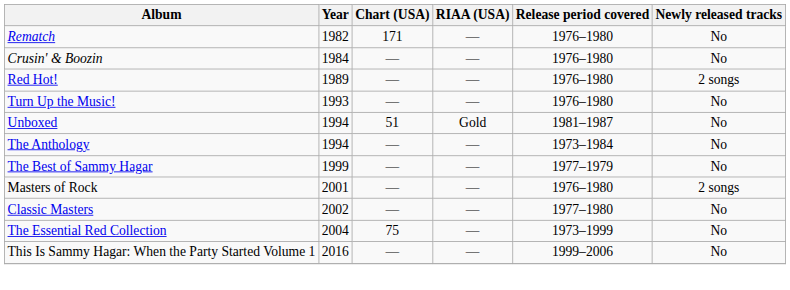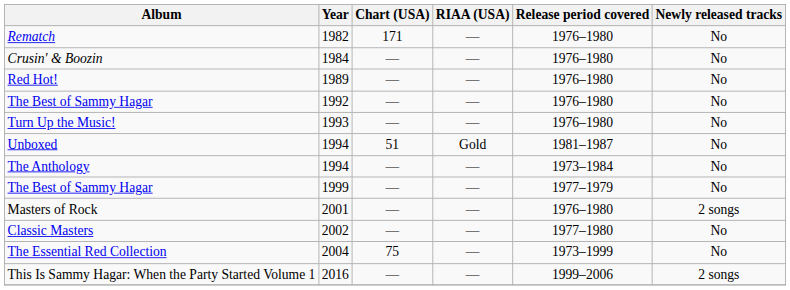(719, 79) 2 songs -> (719, 79) No
+ row: (80, 101)
(719, 252) No -> (719, 274) 2 songs
